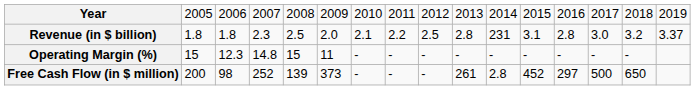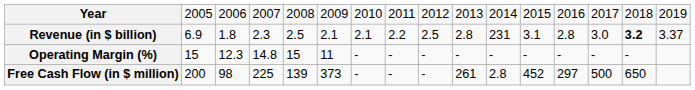(193, 34) 1.8 -> (193, 34) 6.9
(329, 34) 2.0 -> (329, 34) 2.1
(634, 34) normal -> (634, 34) bold
(263, 74) 252 -> (263, 74) 225
